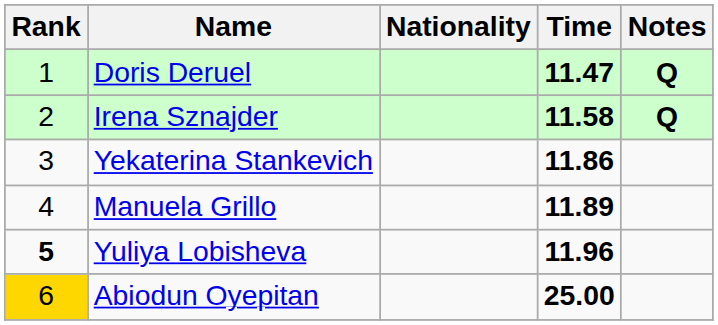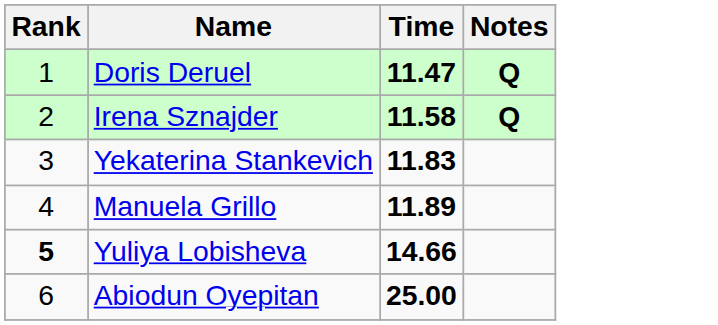- column: (458, 26)
(579, 161) 11.86 -> (421, 161) 11.83
(579, 251) 11.96 -> (421, 251) 14.66
(46, 296) gold background -> (46, 296) no background
